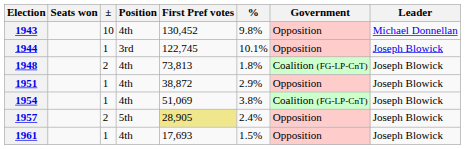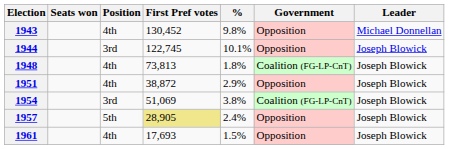- column: (108, 13)
(126, 100) 4th -> (110, 100) 3rd
